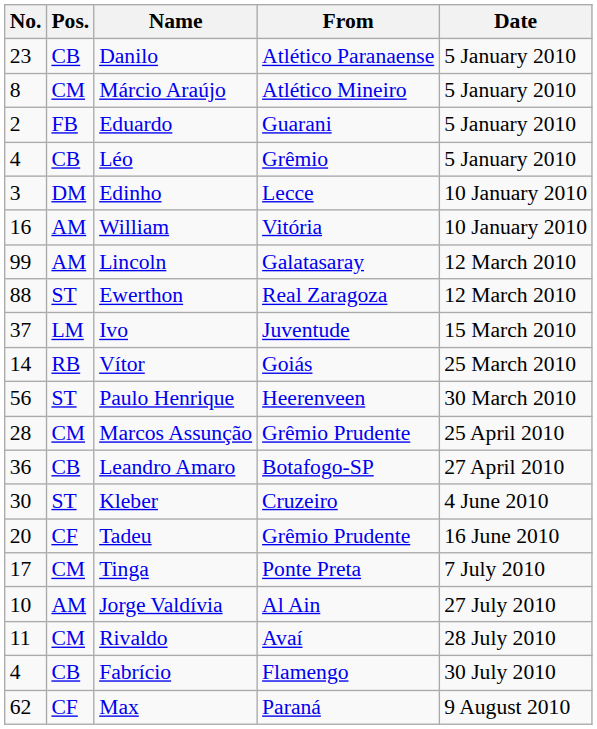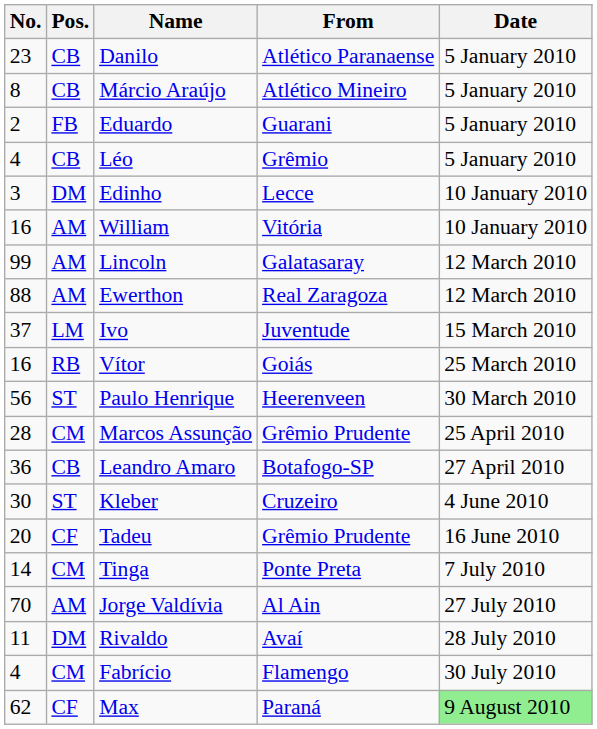(68, 90) CM -> (66, 90) CB
(64, 295) ST -> (69, 295) AM
(20, 364) 14 -> (20, 364) 16
(20, 569) 17 -> (20, 569) 14
(20, 603) 10 -> (20, 603) 70
(68, 638) CM -> (69, 638) DM
(66, 672) CB -> (68, 672) CM
(507, 706) no background -> (507, 706) lightgreen background
